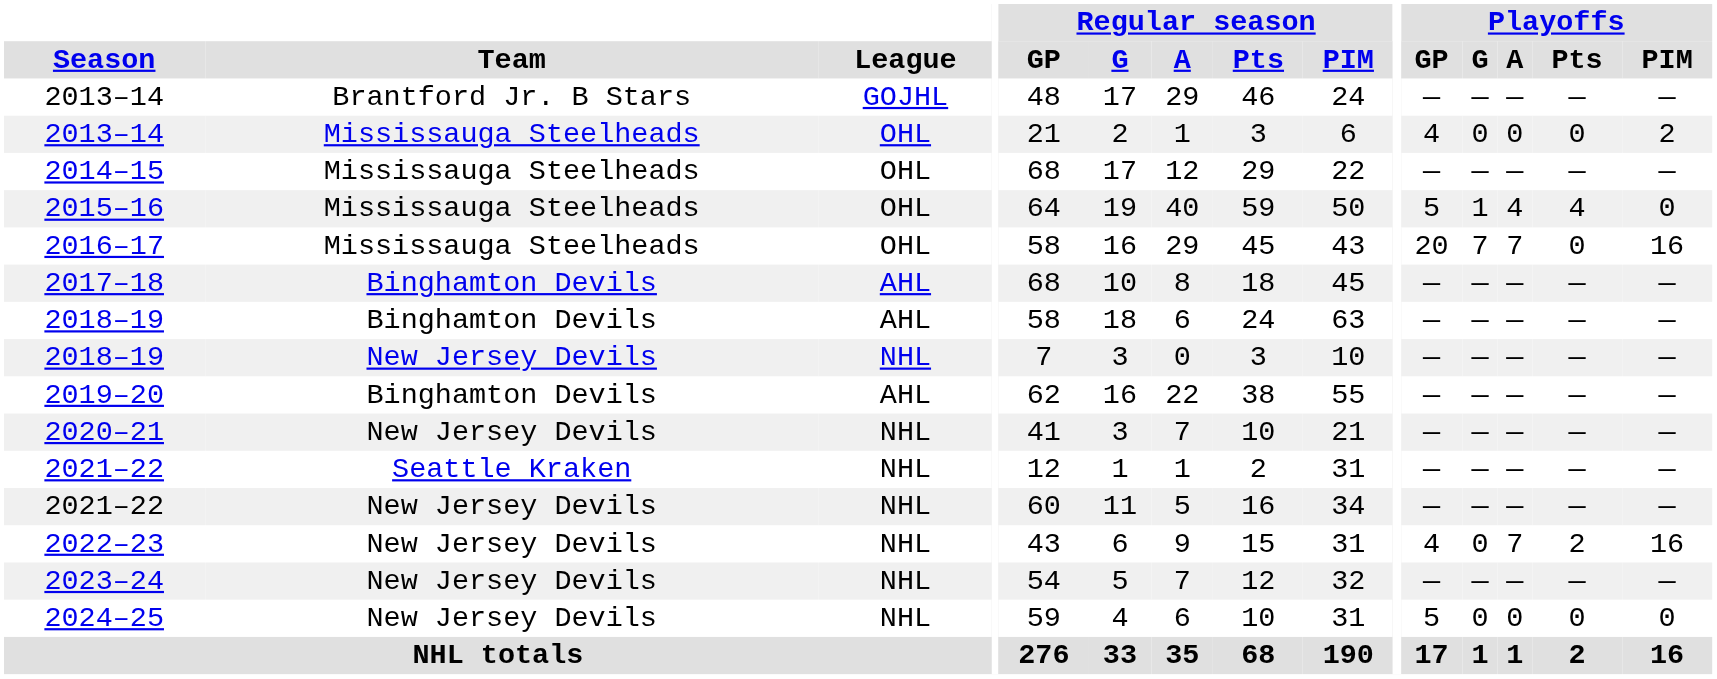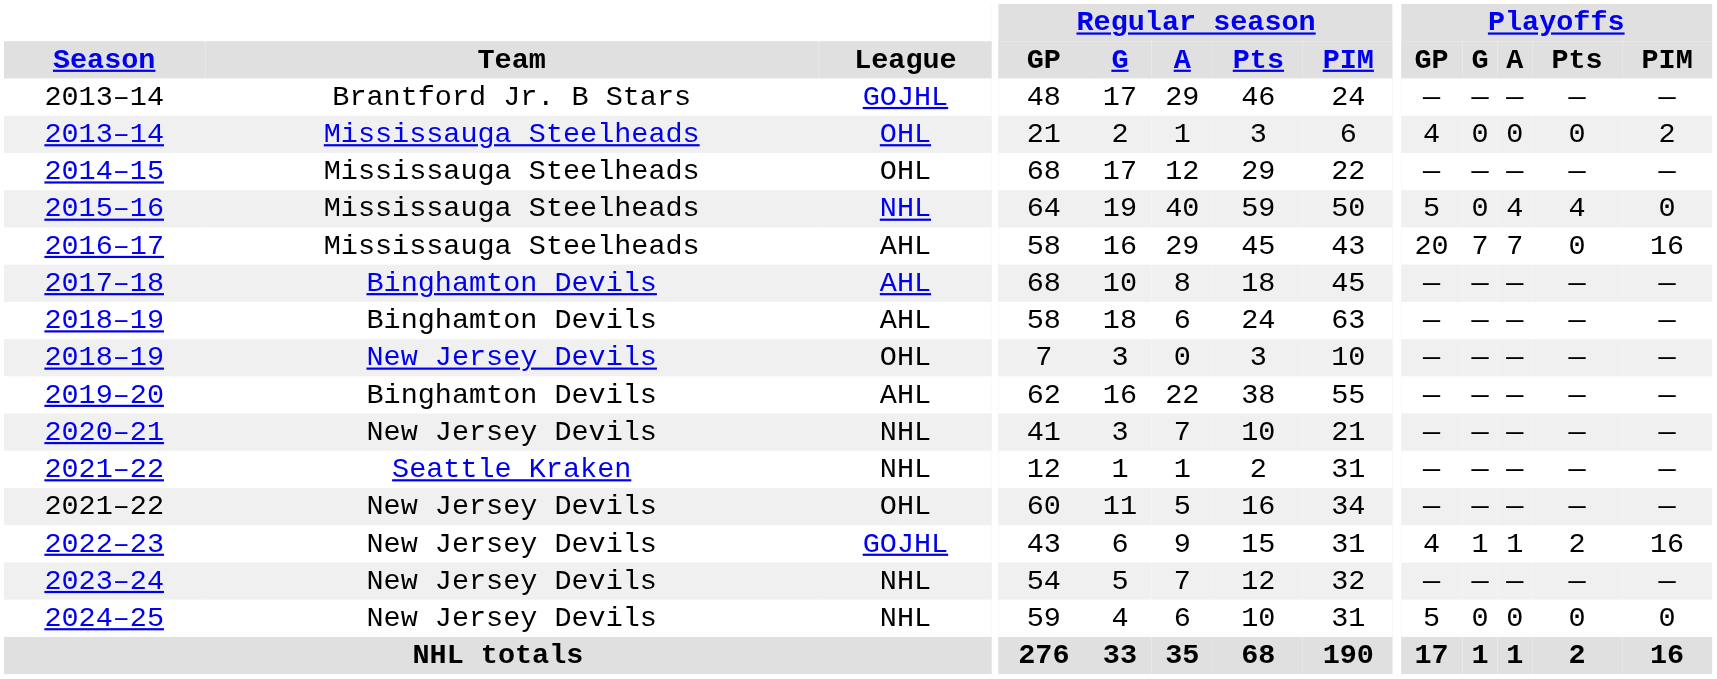(905, 209) OHL -> (905, 209) NHL
(1480, 209) 1 -> (1480, 209) 0
(905, 246) OHL -> (905, 246) AHL
(905, 358) NHL -> (905, 358) OHL
(905, 507) NHL -> (905, 507) OHL
(905, 544) NHL -> (905, 544) GOJHL
(1480, 544) 0 -> (1480, 544) 1
(1515, 544) 7 -> (1515, 544) 1
